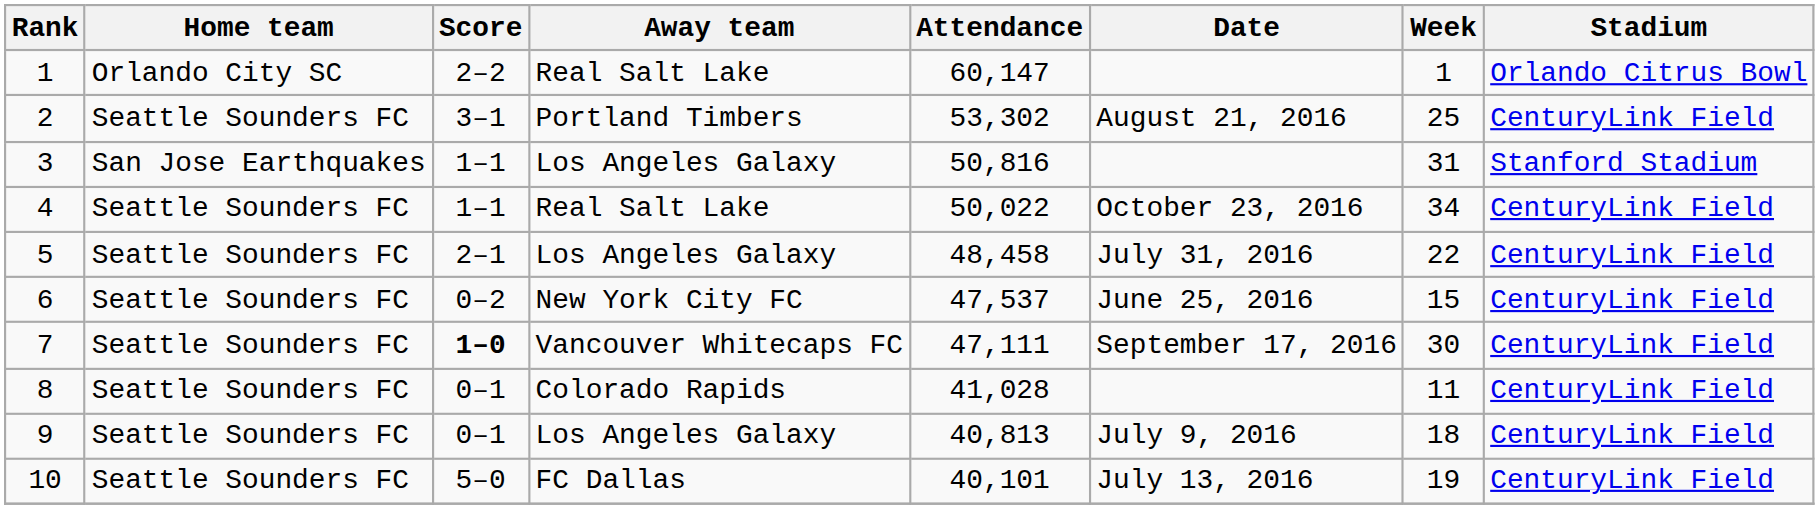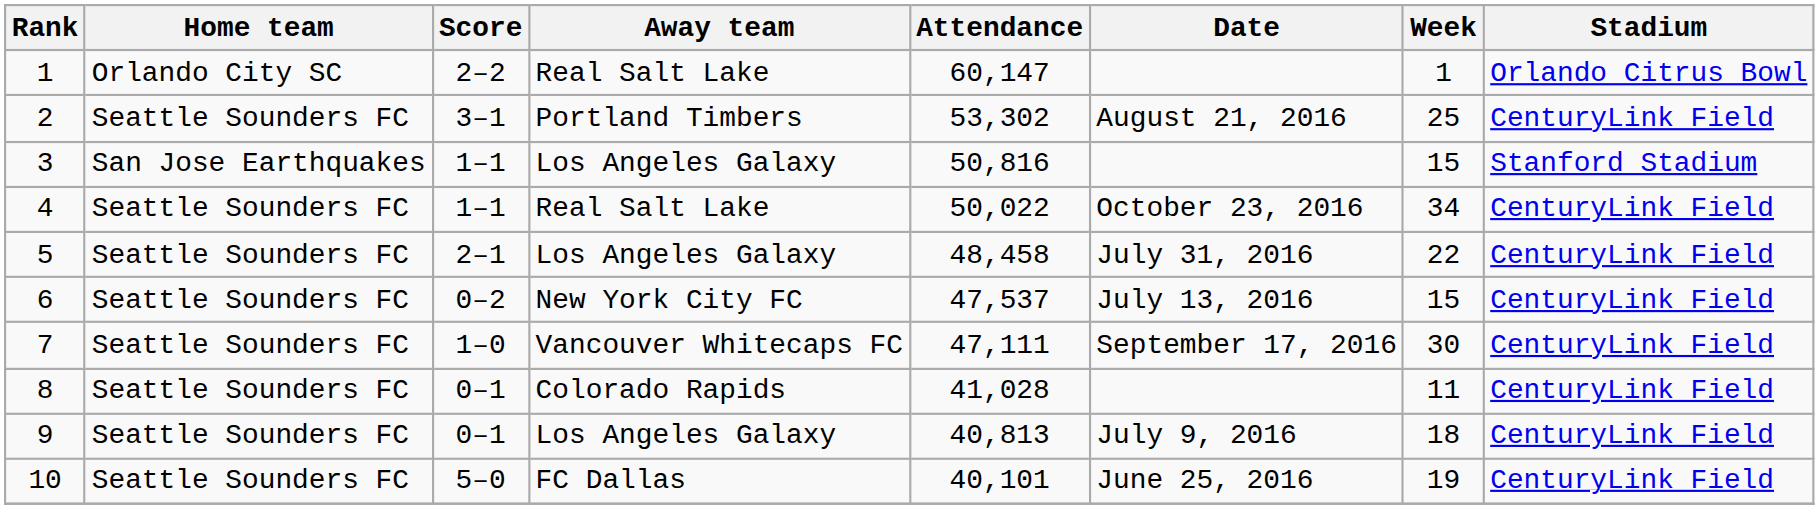(1444, 164) 31 -> (1444, 164) 15
(1205, 300) June 25, 2016 -> (1205, 300) July 13, 2016
(481, 345) bold -> (481, 345) normal
(1205, 481) July 13, 2016 -> (1205, 481) June 25, 2016
